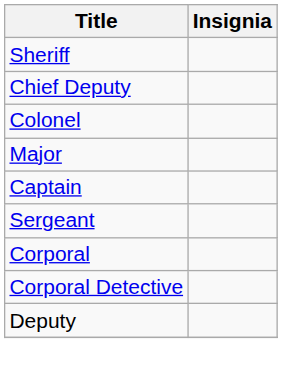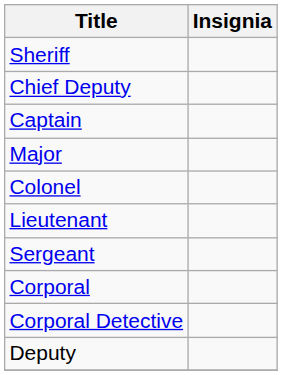rows swapped: (45, 120) <-> (46, 187)
+ row: (58, 220)
